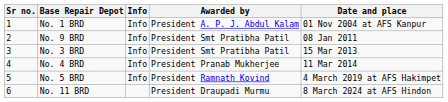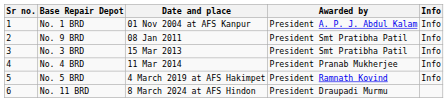columns swapped: (372, 11) <-> (137, 11)
